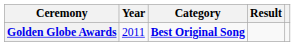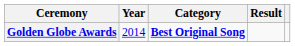(133, 32) 2011 -> (134, 32) 2014
